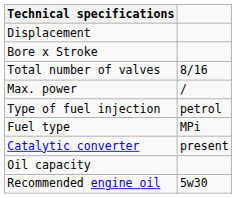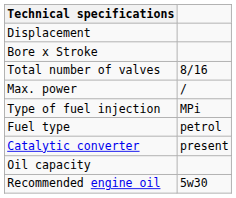(201, 108) petrol -> (190, 108) MPi
(190, 127) MPi -> (201, 127) petrol
